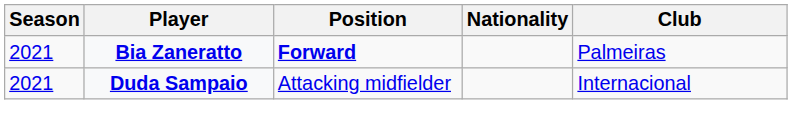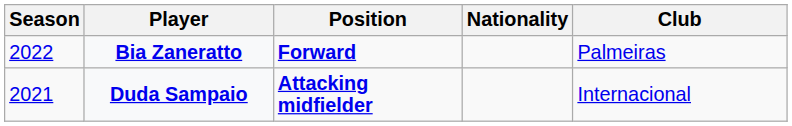(31, 51) 2021 -> (31, 51) 2022
(364, 83) normal -> (325, 94) bold
